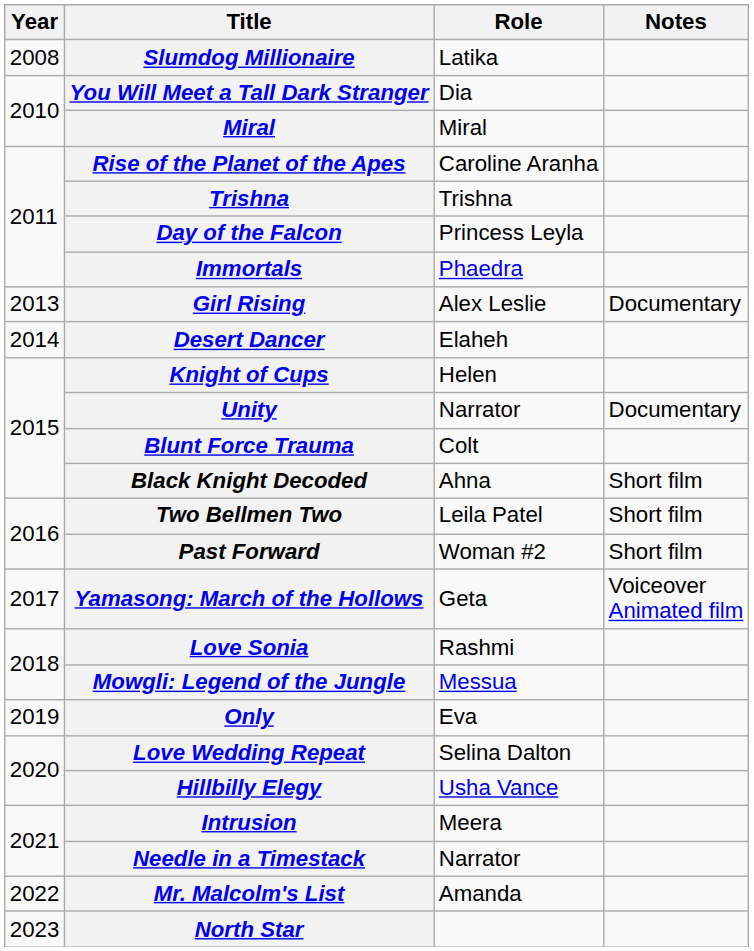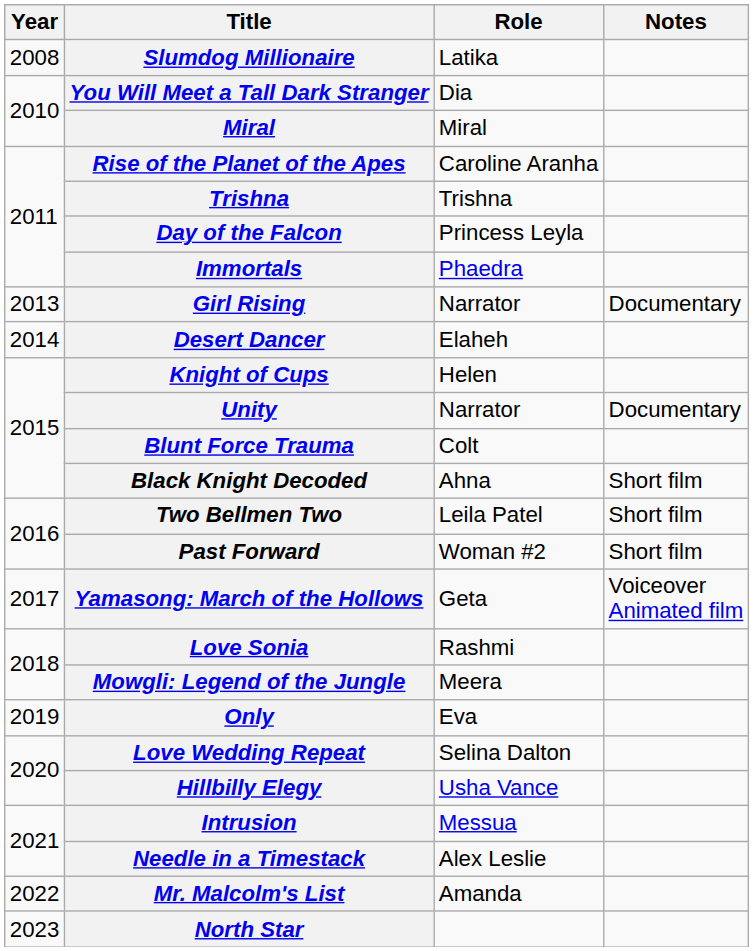(493, 304) Alex Leslie -> (480, 304) Narrator
(478, 682) Messua -> (470, 682) Meera
(470, 823) Meera -> (478, 823) Messua
(480, 858) Narrator -> (493, 858) Alex Leslie
